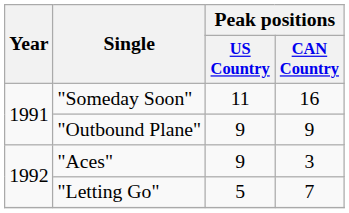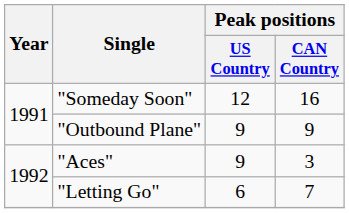(240, 98) 11 -> (240, 98) 12
(240, 192) 5 -> (240, 192) 6
